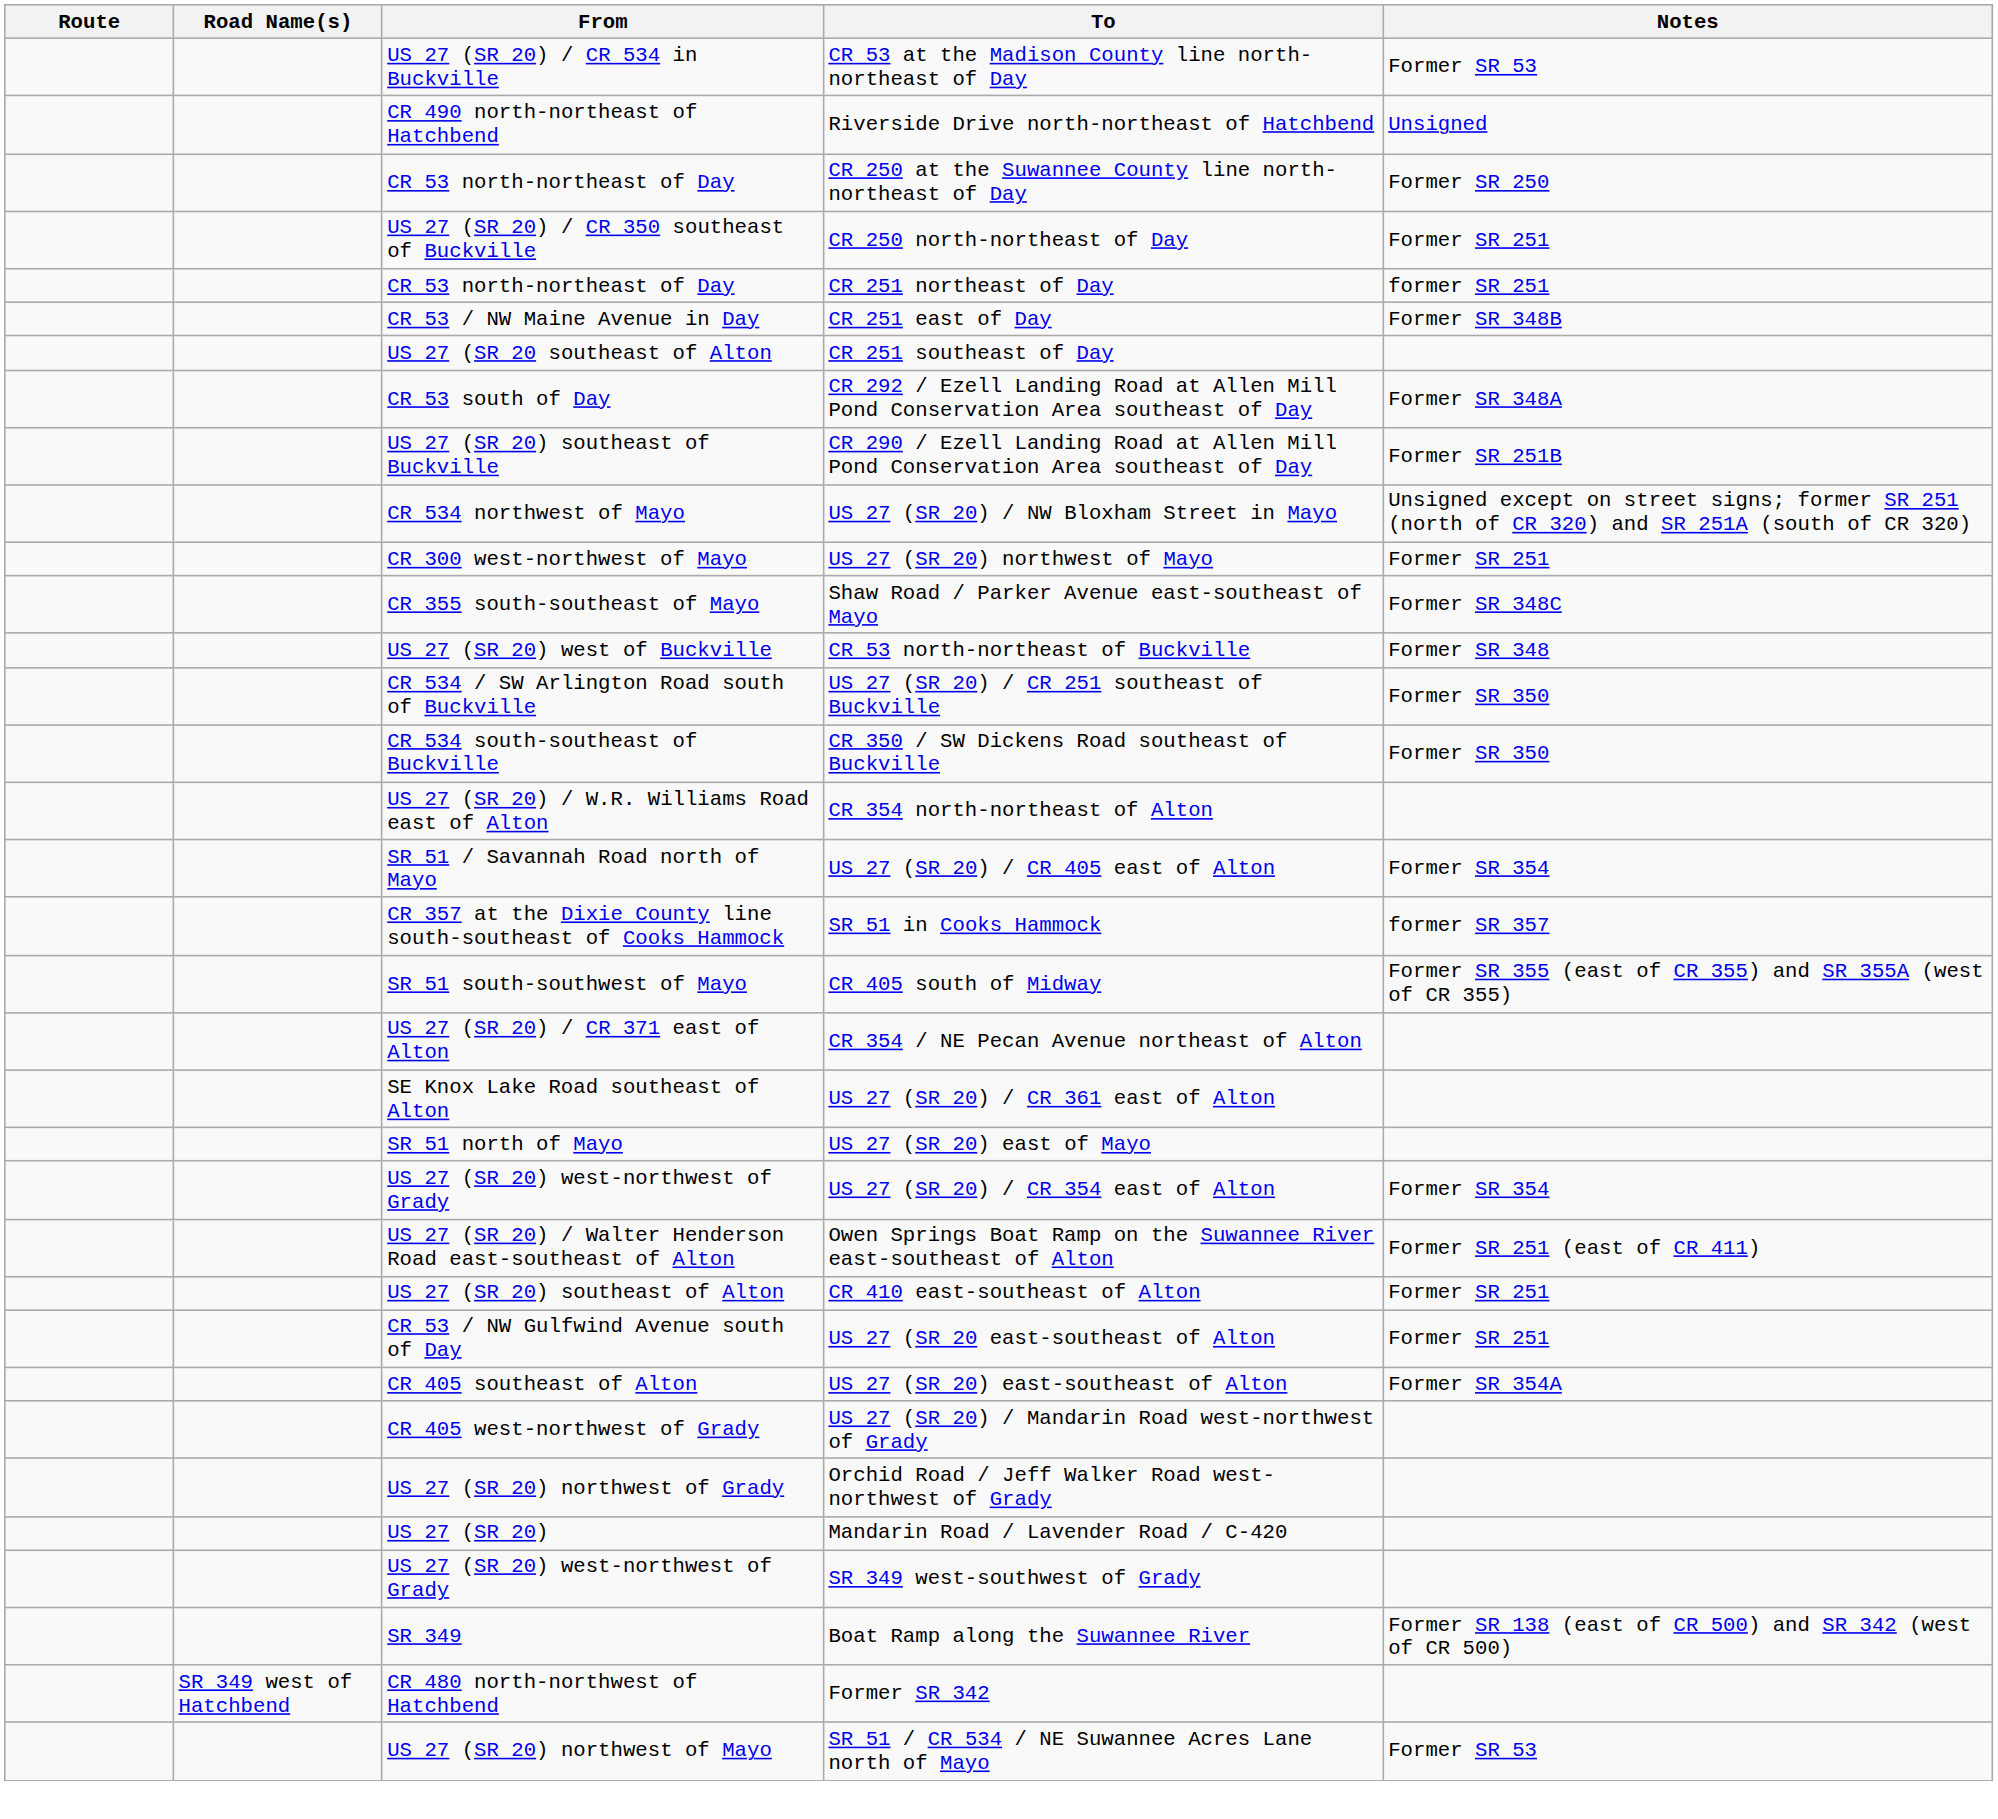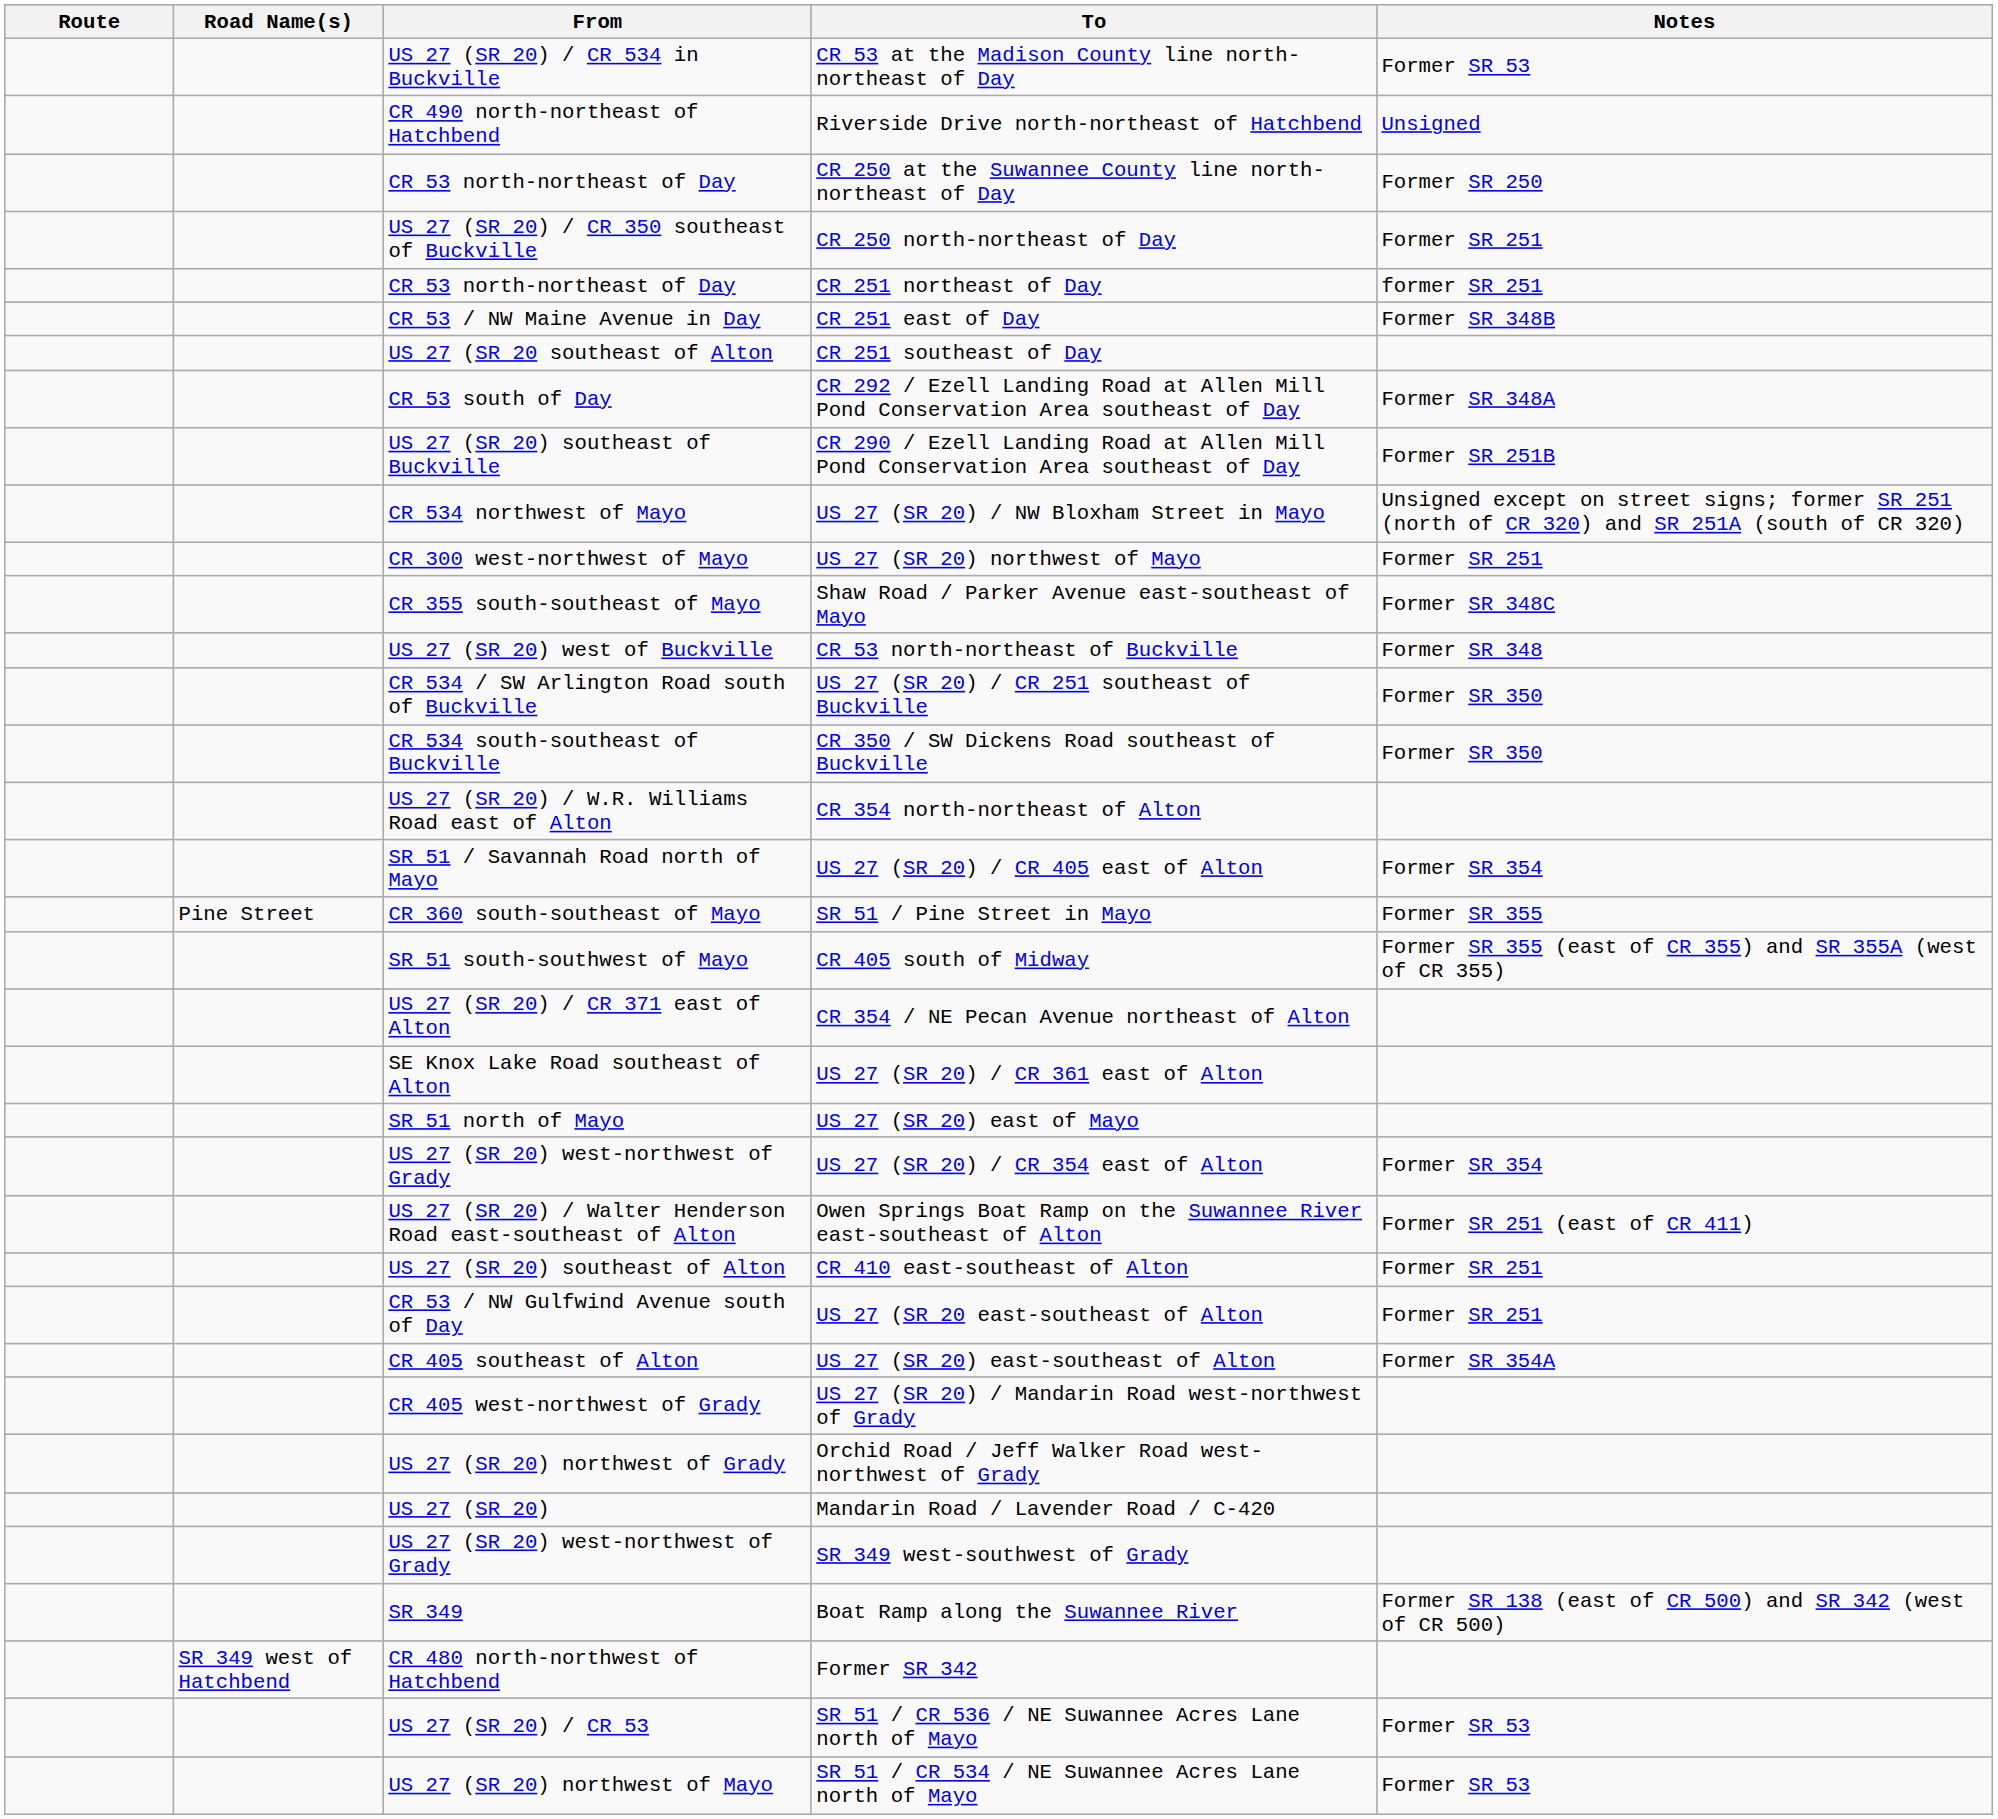+ row: (984, 914)
- row: (965, 926)
+ row: (1058, 1728)
